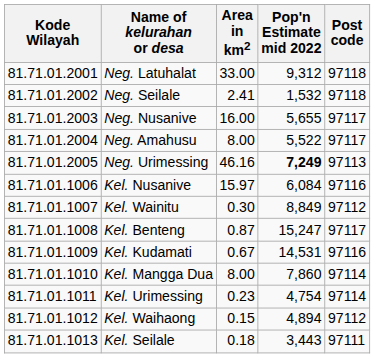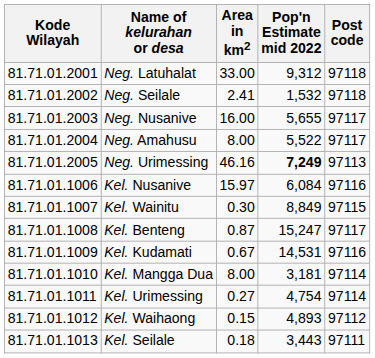(347, 207) 97112 -> (347, 207) 97115
(304, 274) 7,860 -> (304, 274) 3,181
(241, 296) 0.23 -> (241, 296) 0.27
(304, 319) 4,894 -> (304, 319) 4,893
